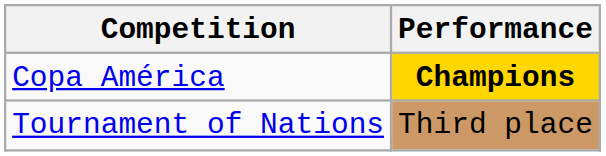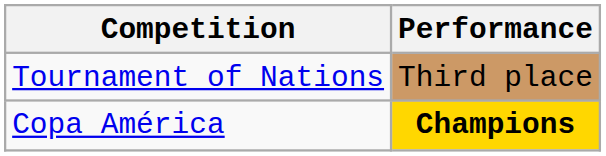rows swapped: (118, 77) <-> (198, 125)
